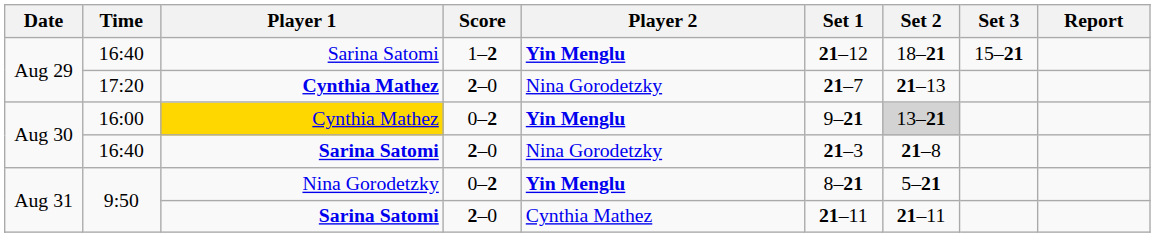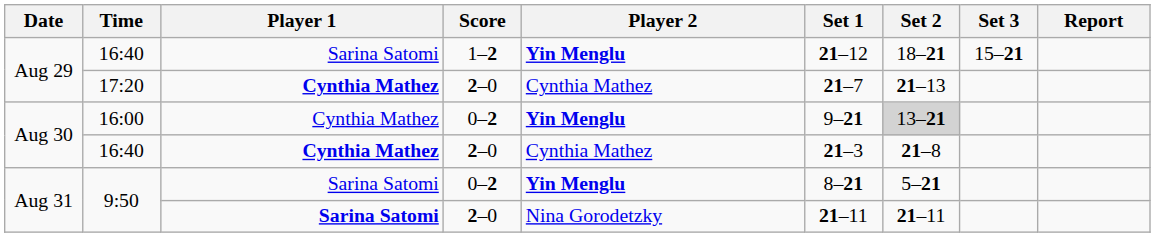(594, 86) Nina Gorodetzky -> (589, 86) Cynthia Mathez
(376, 118) gold background -> (376, 118) no background
(379, 151) Sarina Satomi -> (371, 151) Cynthia Mathez
(594, 151) Nina Gorodetzky -> (589, 151) Cynthia Mathez
(371, 183) Nina Gorodetzky -> (383, 183) Sarina Satomi
(589, 216) Cynthia Mathez -> (594, 216) Nina Gorodetzky
